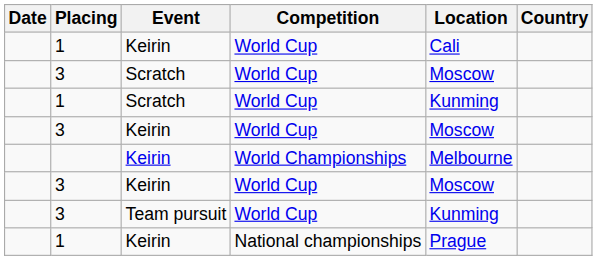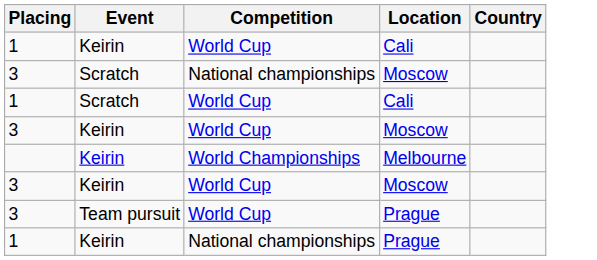- column: (28, 18)
(276, 74) World Cup -> (282, 74) National championships
(464, 102) Kunming -> (398, 102) Cali
(464, 213) Kunming -> (412, 213) Prague
